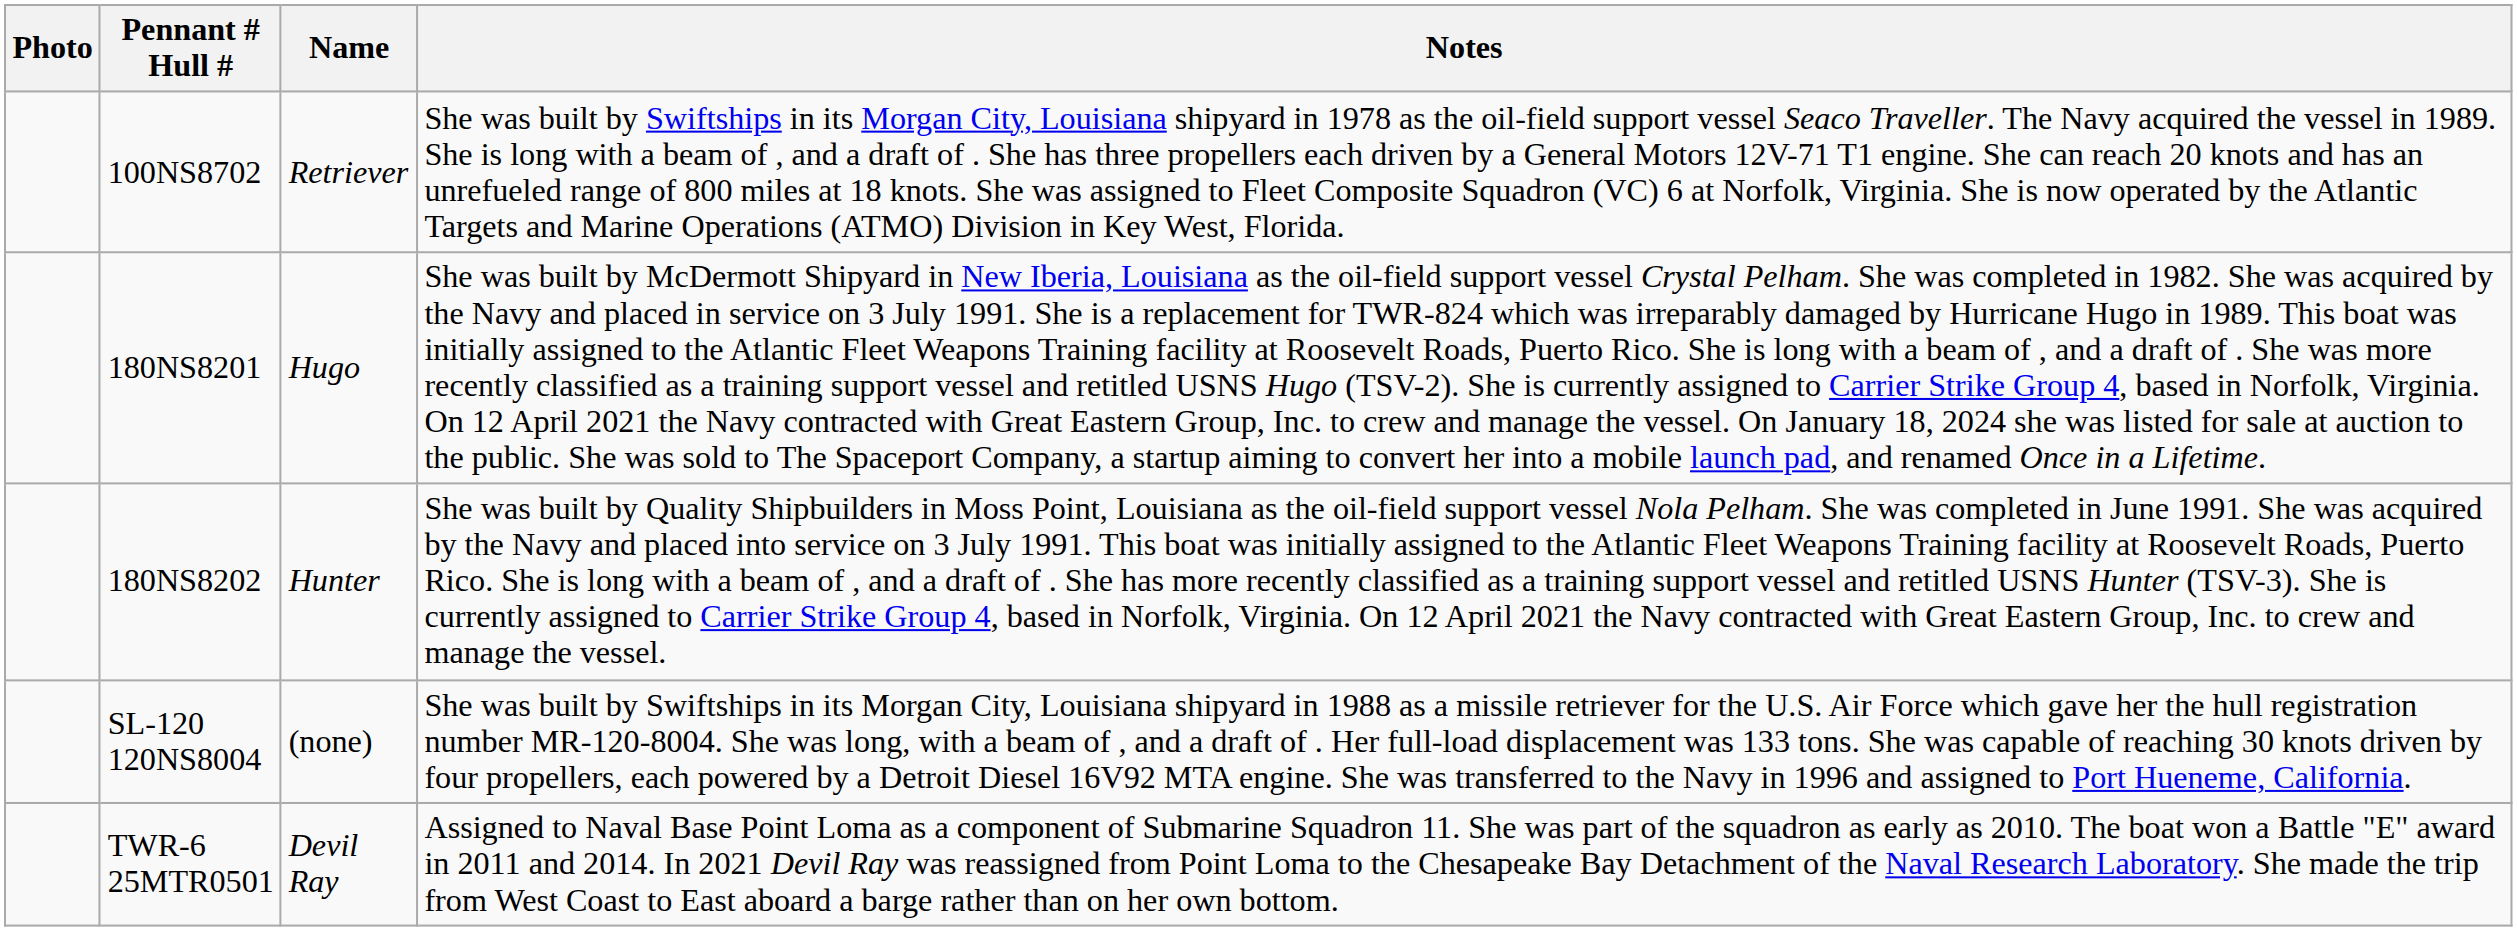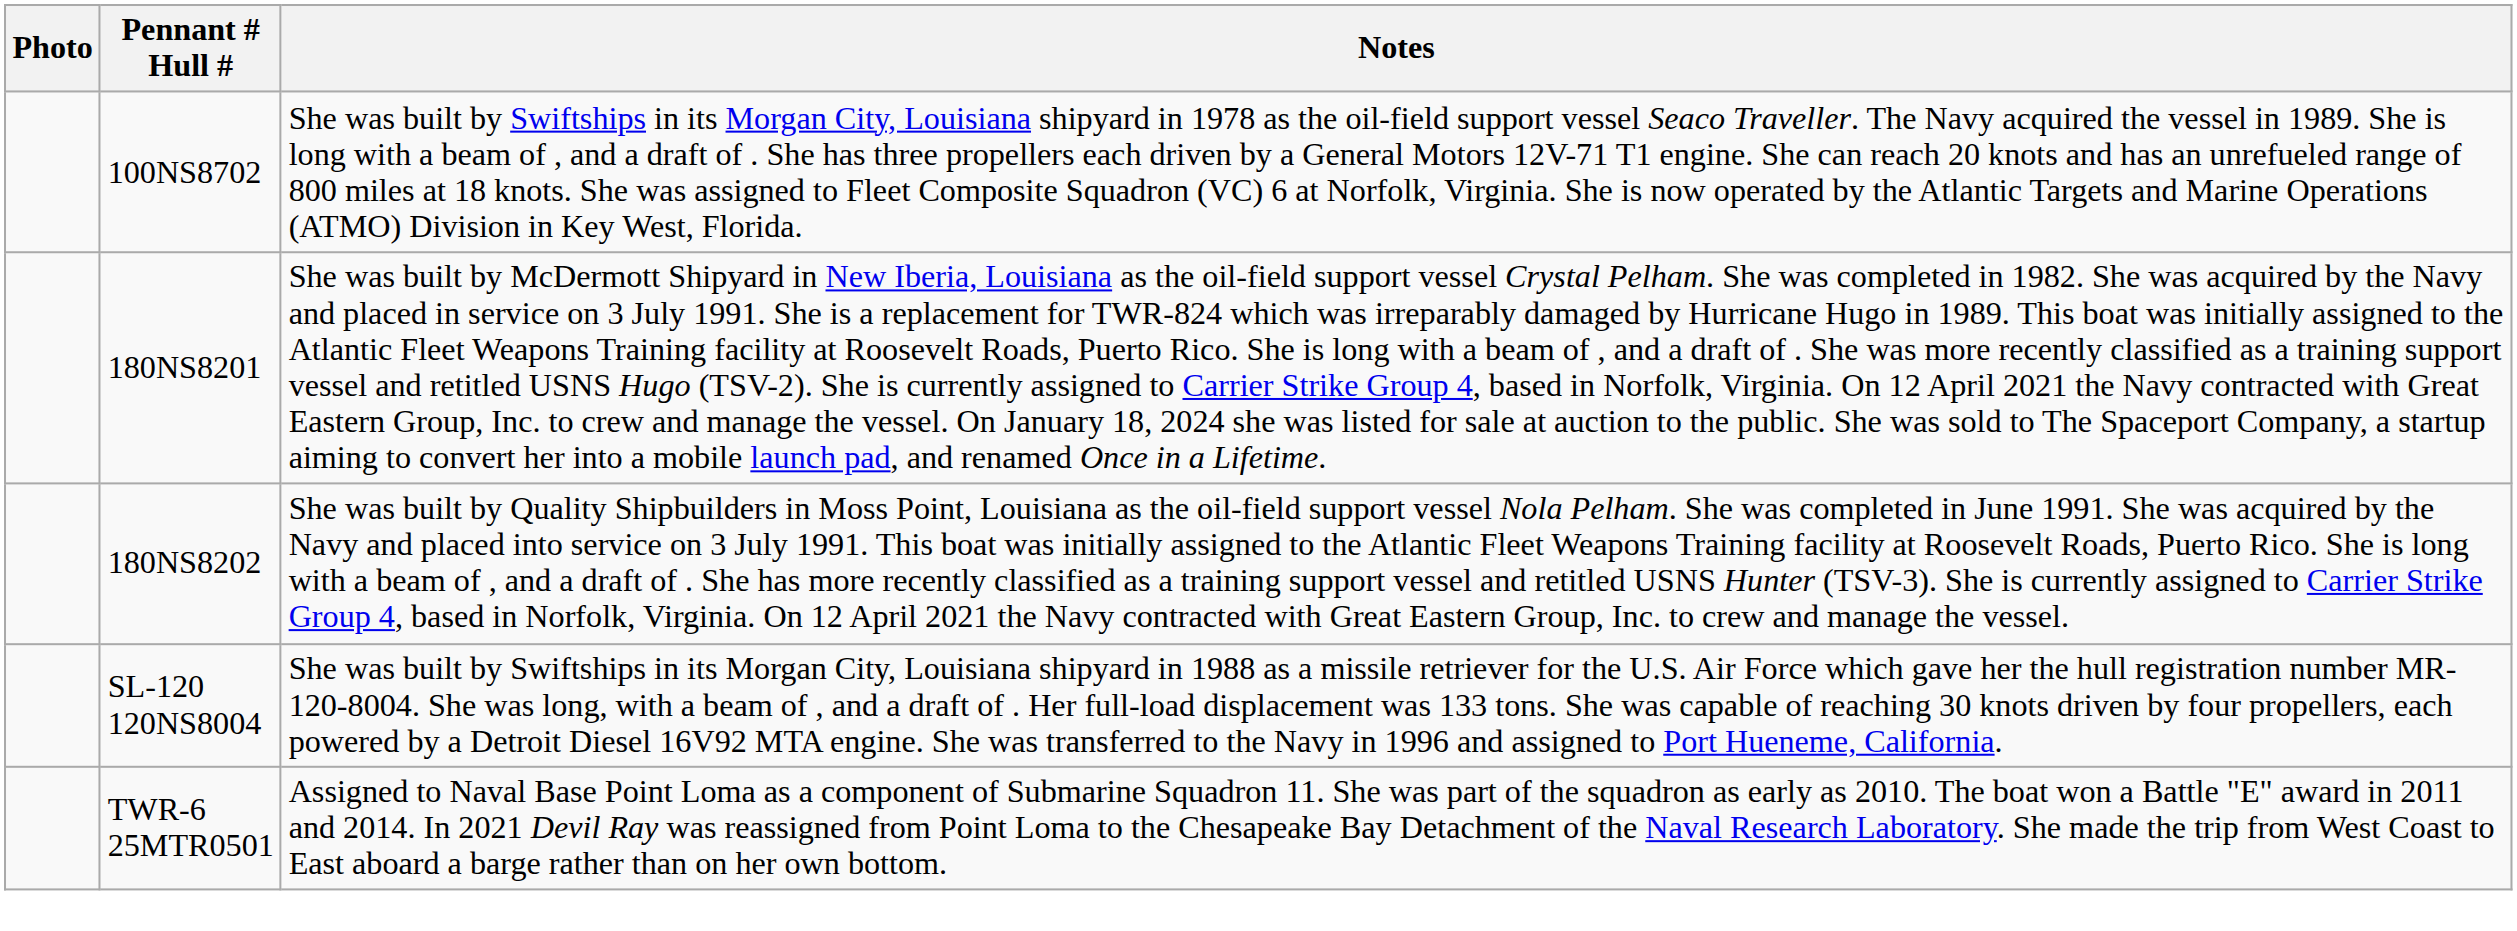- column: (349, 48)
